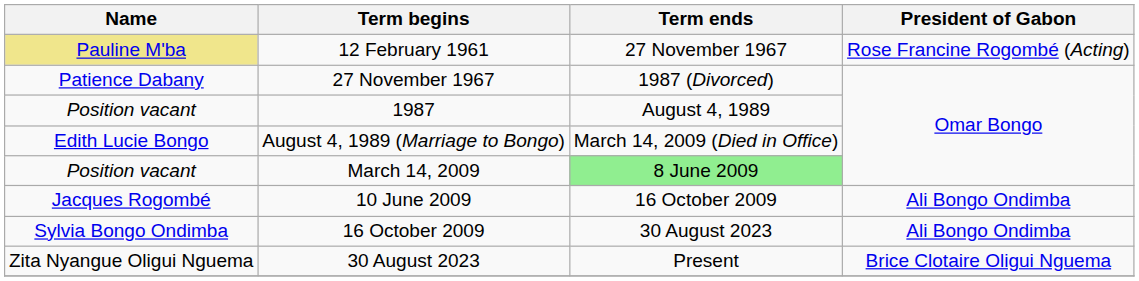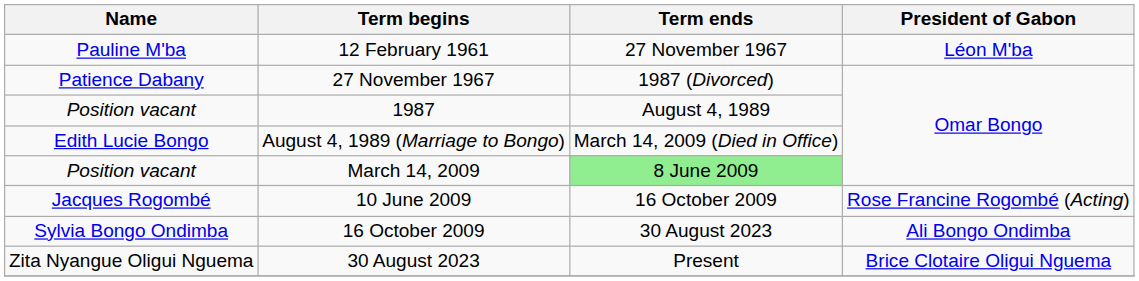(131, 49) khaki background -> (131, 49) no background
(988, 49) Rose Francine Rogombé (Acting) -> (988, 49) Léon M'ba
(988, 200) Ali Bongo Ondimba -> (988, 200) Rose Francine Rogombé (Acting)
